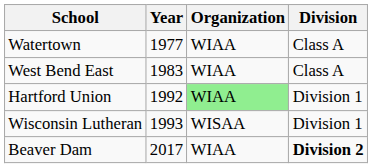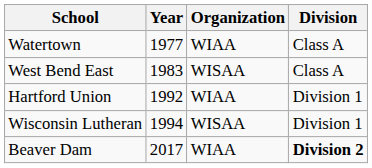(213, 70) WIAA -> (218, 70) WISAA
(213, 96) lightgreen background -> (213, 96) no background
(166, 123) 1993 -> (166, 123) 1994
